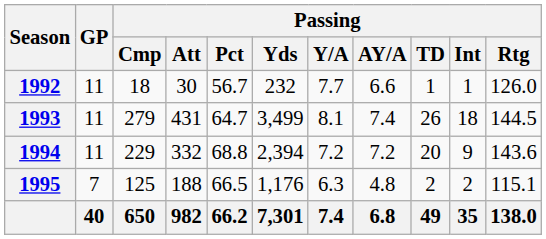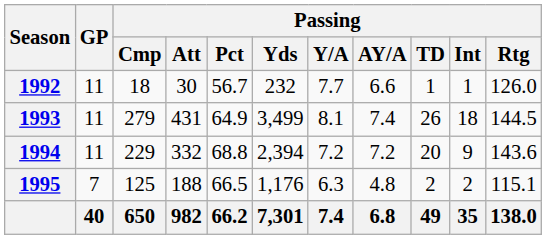(230, 119) 64.7 -> (230, 119) 64.9
